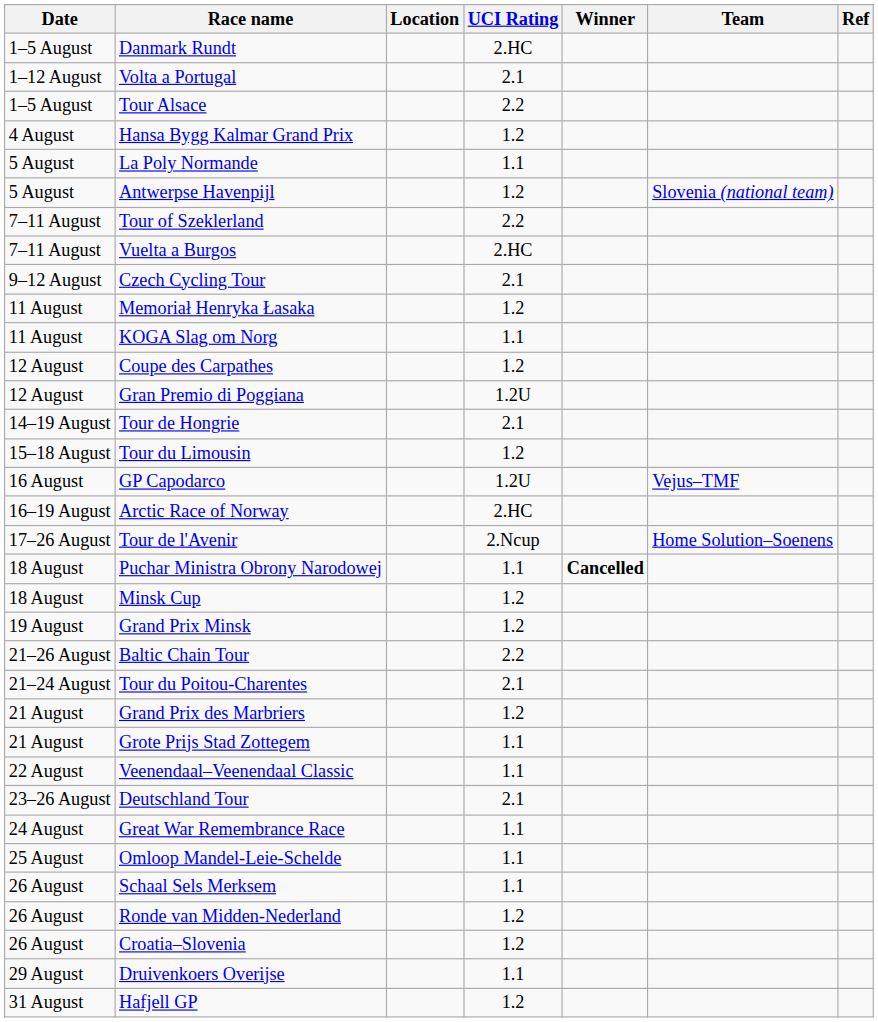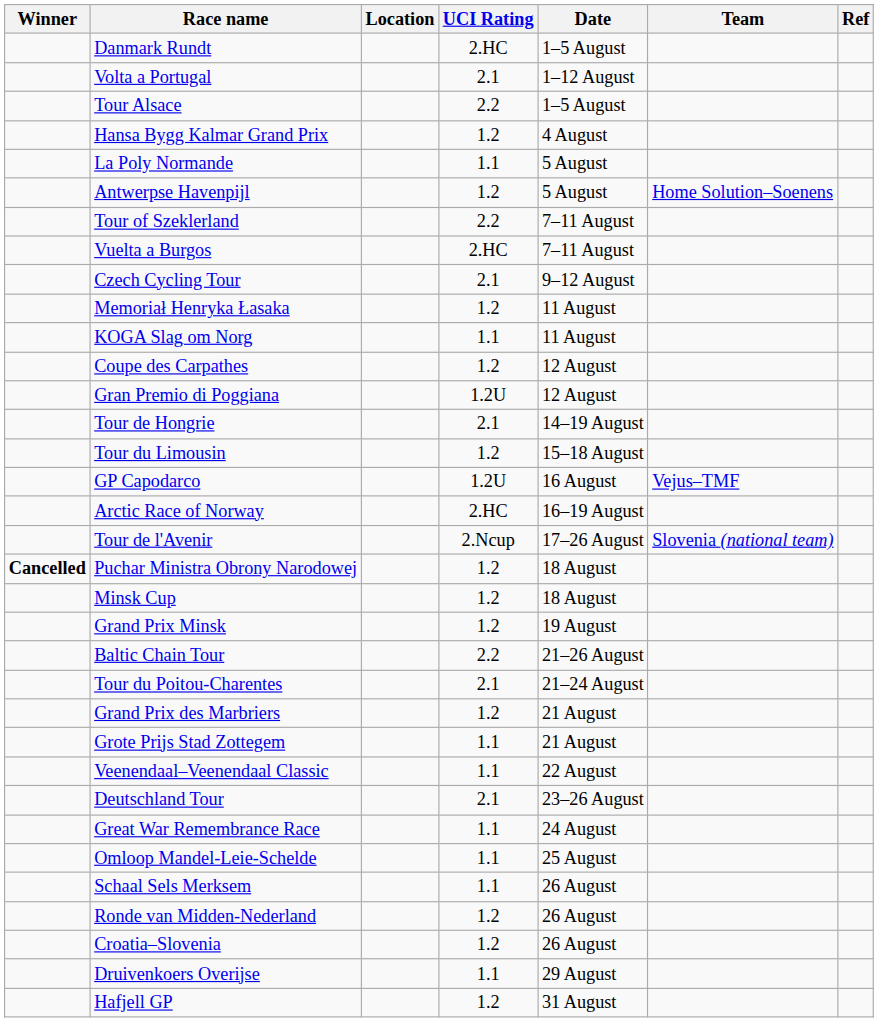columns swapped: (60, 18) <-> (605, 18)
(743, 192) Slovenia (national team) -> (743, 192) Home Solution–Soenens
(743, 539) Home Solution–Soenens -> (743, 539) Slovenia (national team)
(513, 568) 1.1 -> (488, 568) 1.2
